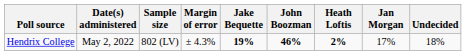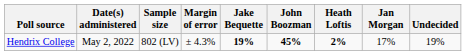(291, 42) 46% -> (291, 42) 45%
(435, 42) 18% -> (435, 42) 19%
